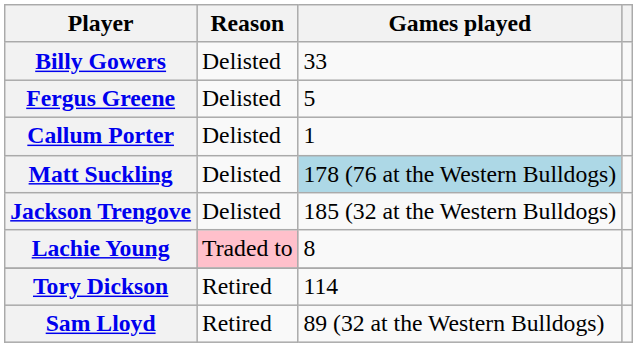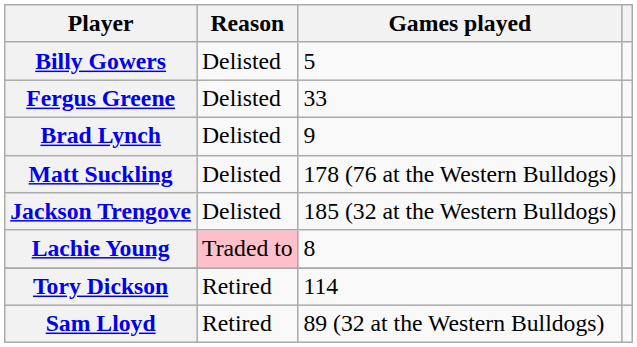(315, 60) 33 -> (309, 60) 5
(309, 98) 5 -> (315, 98) 33
+ row: (101, 135)
- row: (101, 135)
(460, 173) lightblue background -> (460, 173) no background
